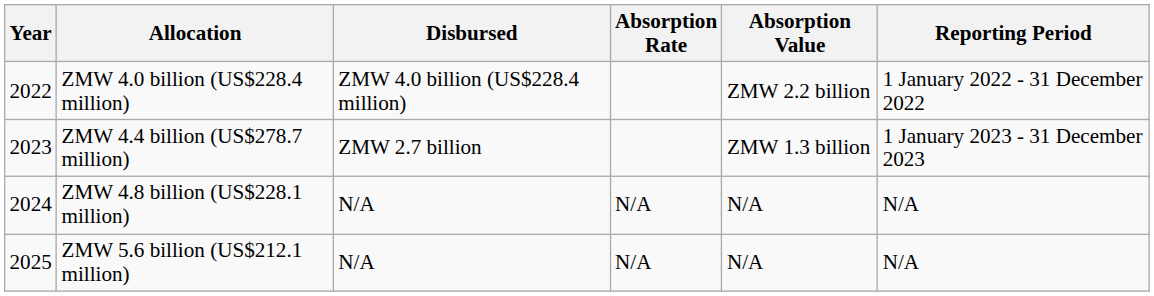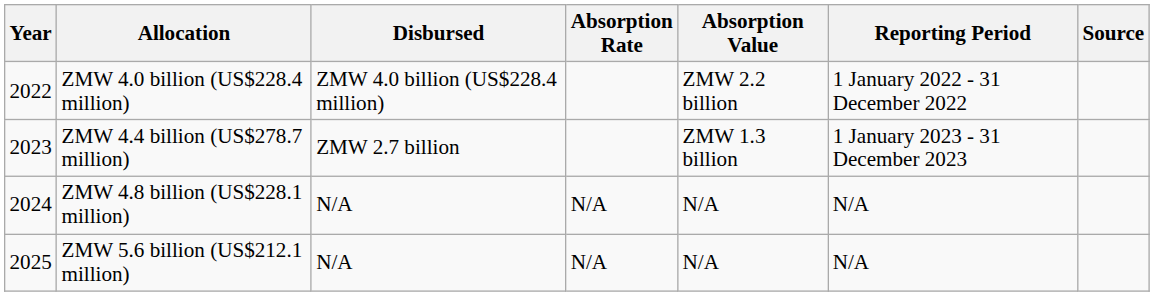+ column: (1113, 33)
